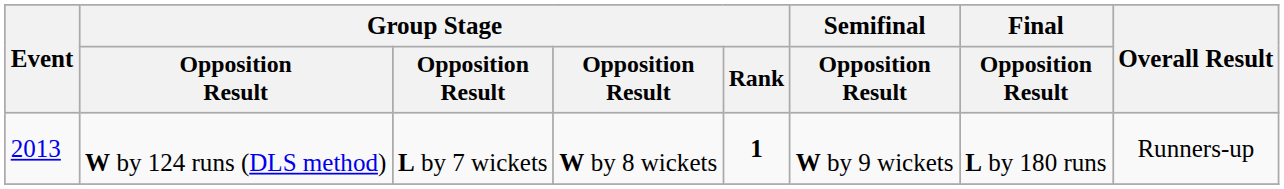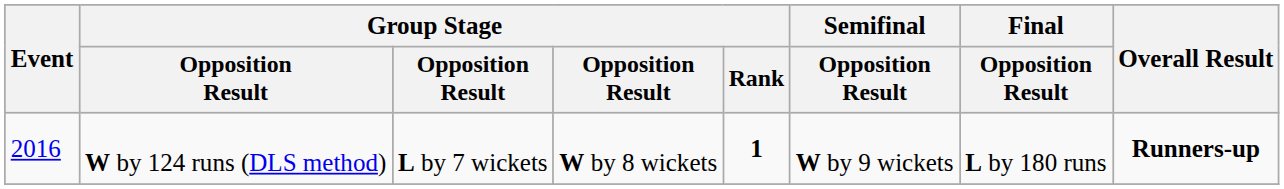(36, 148) 2013 -> (36, 148) 2016
(1196, 148) normal -> (1196, 148) bold
